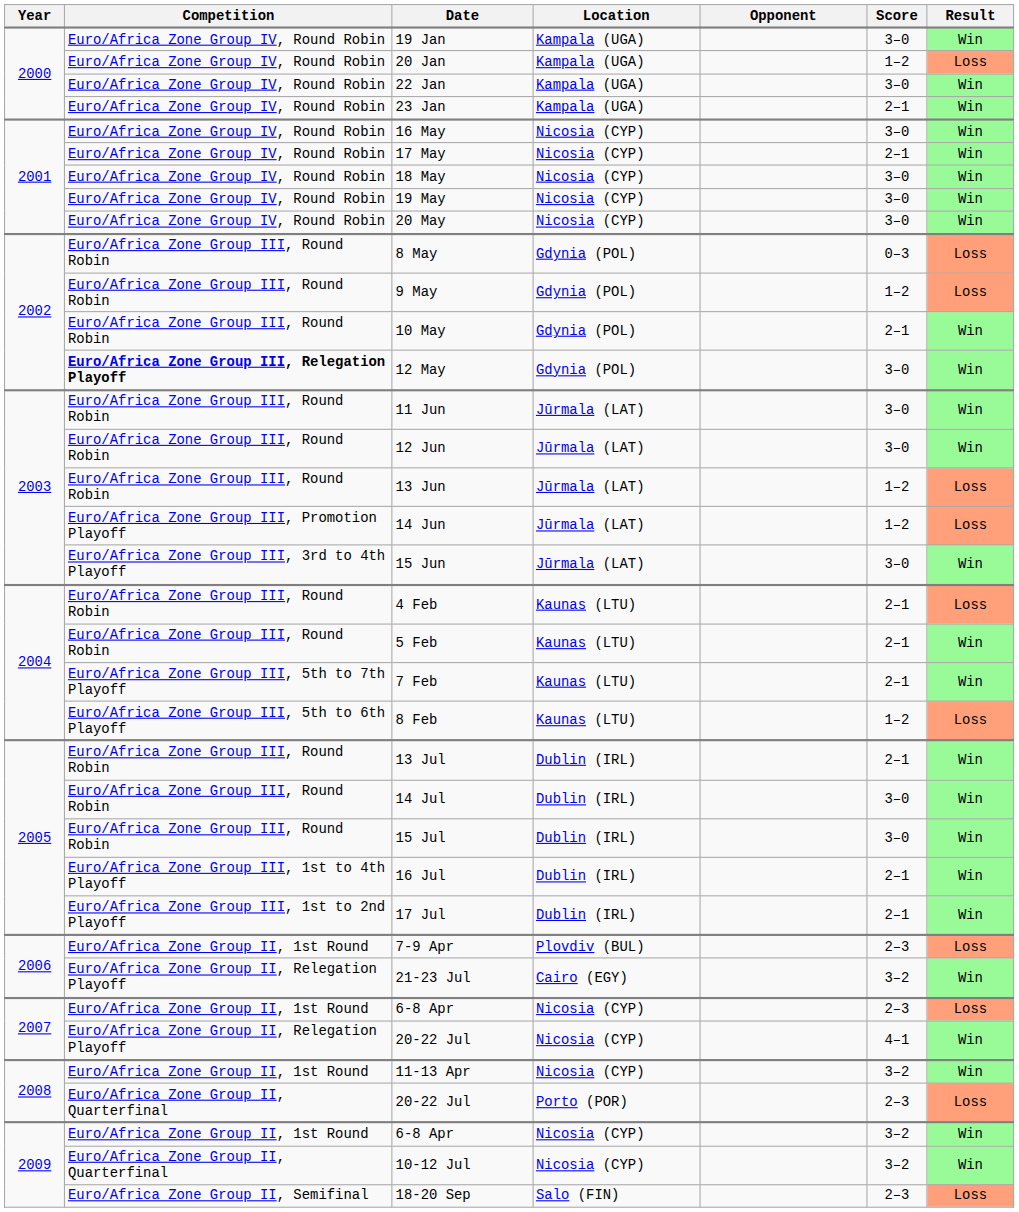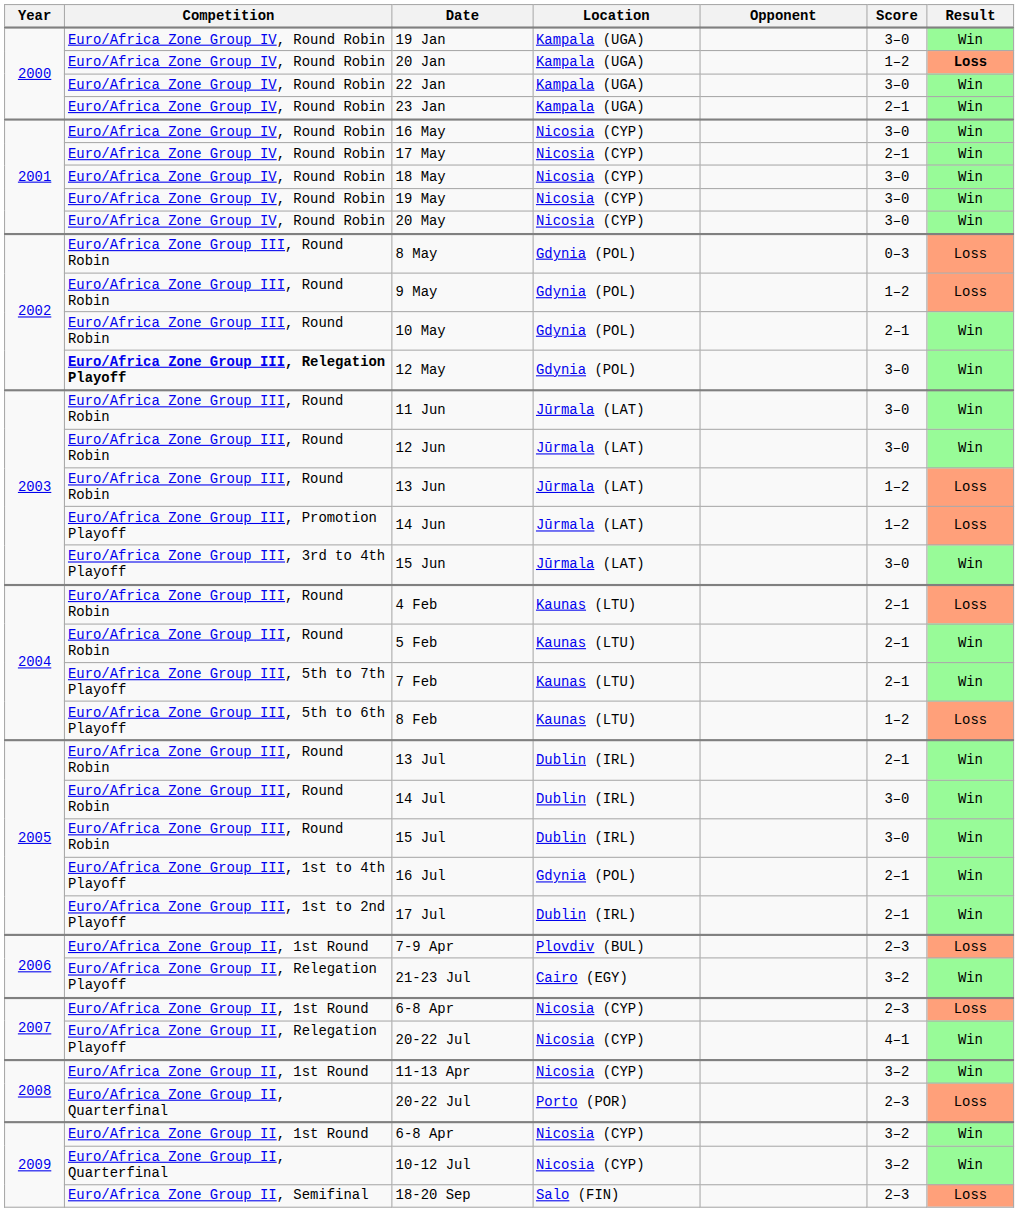(970, 62) normal -> (970, 62) bold
(586, 877) Dublin (IRL) -> (586, 877) Gdynia (POL)
